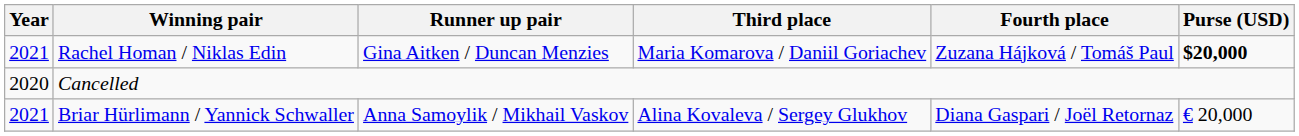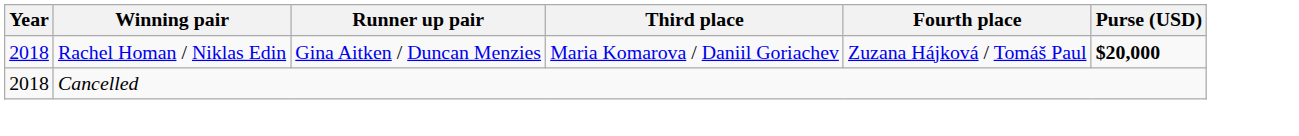(29, 51) 2021 -> (29, 51) 2018
(29, 83) 2020 -> (29, 83) 2018
- row: (206, 114)
